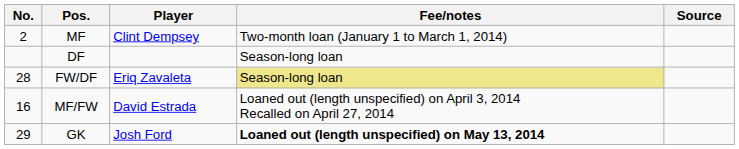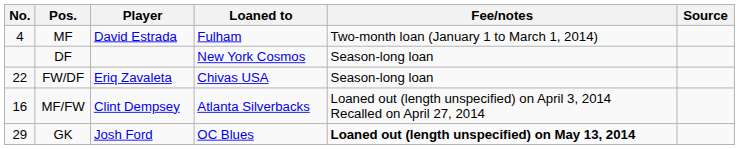+ column: (261, 15)
(23, 36) 2 -> (20, 36) 4
(156, 36) Clint Dempsey -> (135, 36) David Estrada
(23, 78) 28 -> (20, 78) 22
(291, 78) khaki background -> (382, 78) no background
(155, 106) David Estrada -> (137, 106) Clint Dempsey
